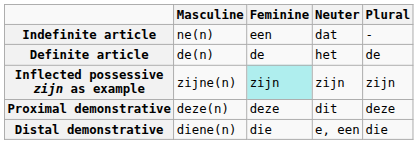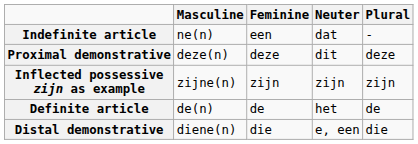rows swapped: (89, 55) <-> (89, 109)
(265, 82) paleturquoise background -> (265, 82) no background
